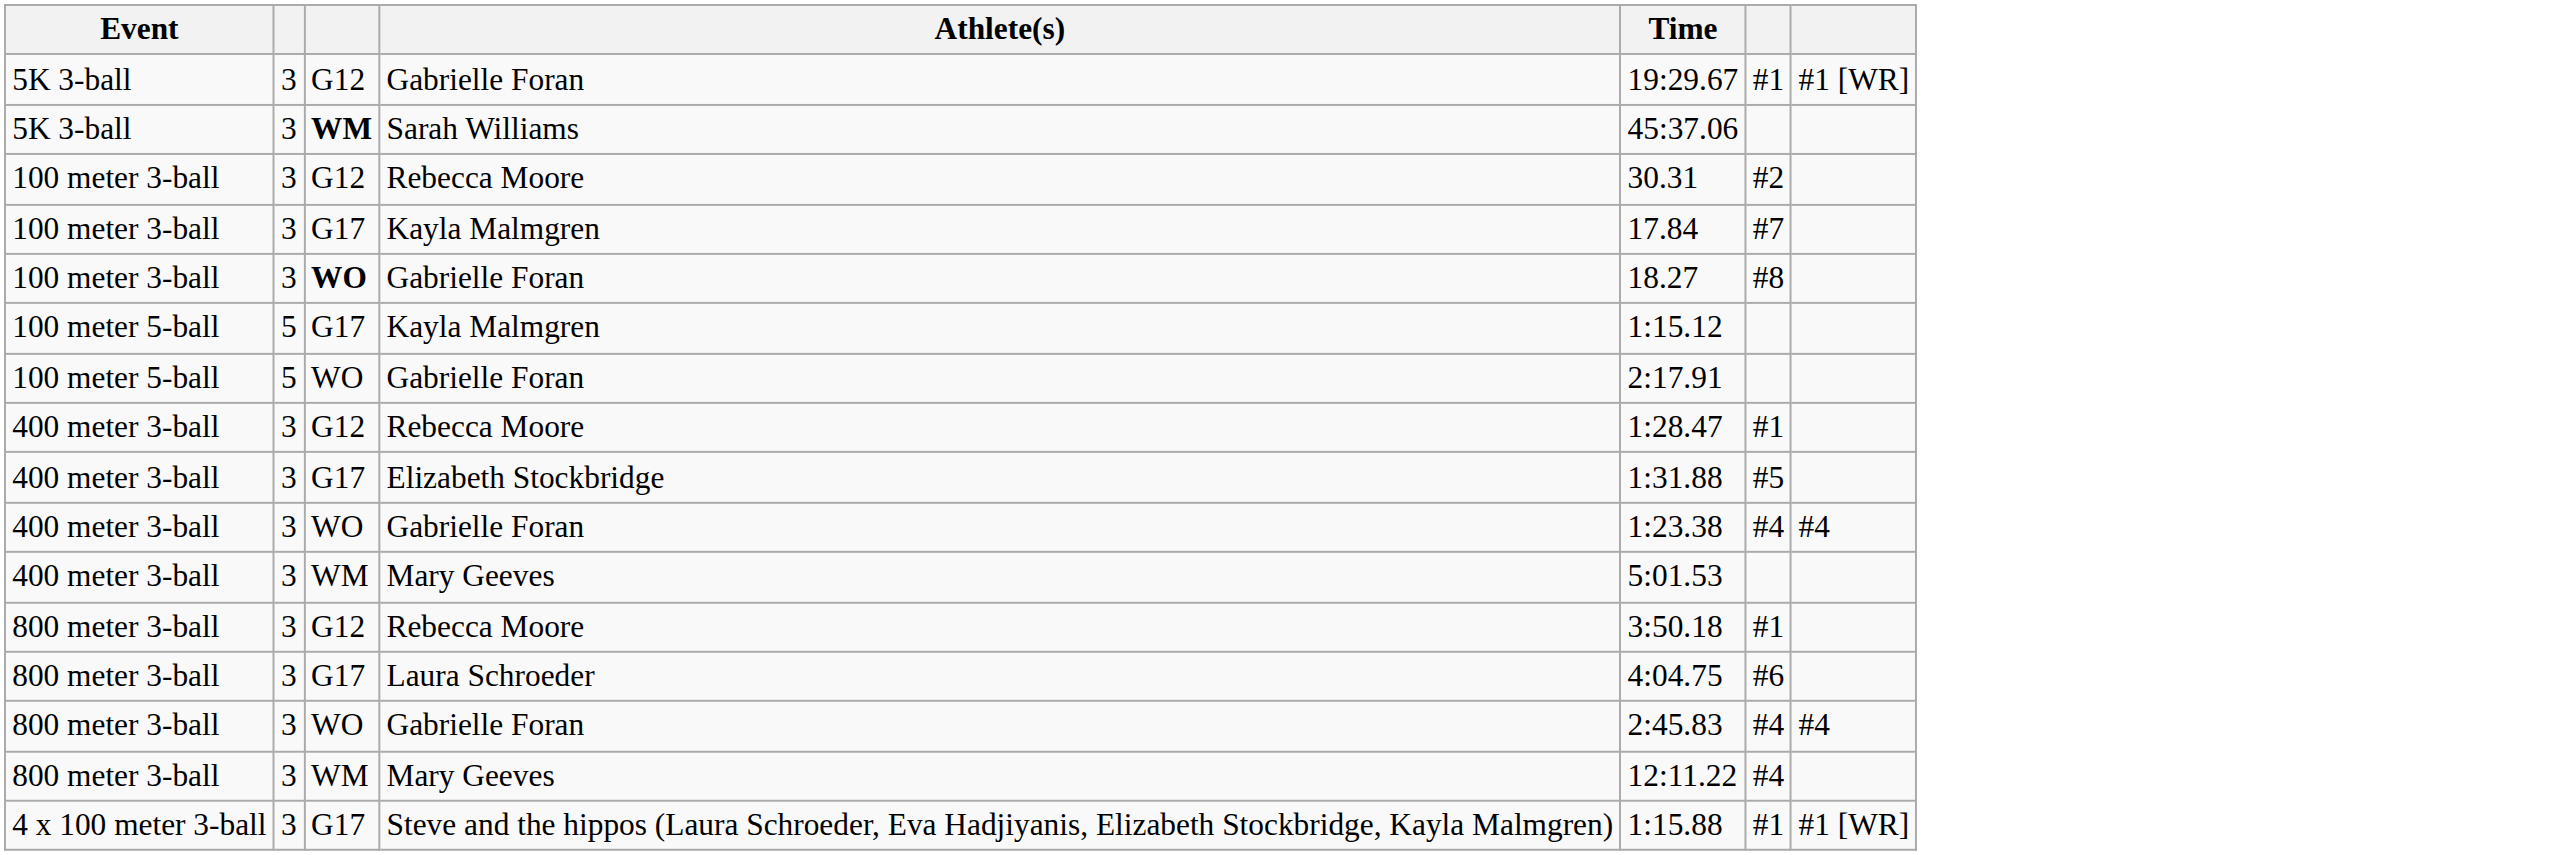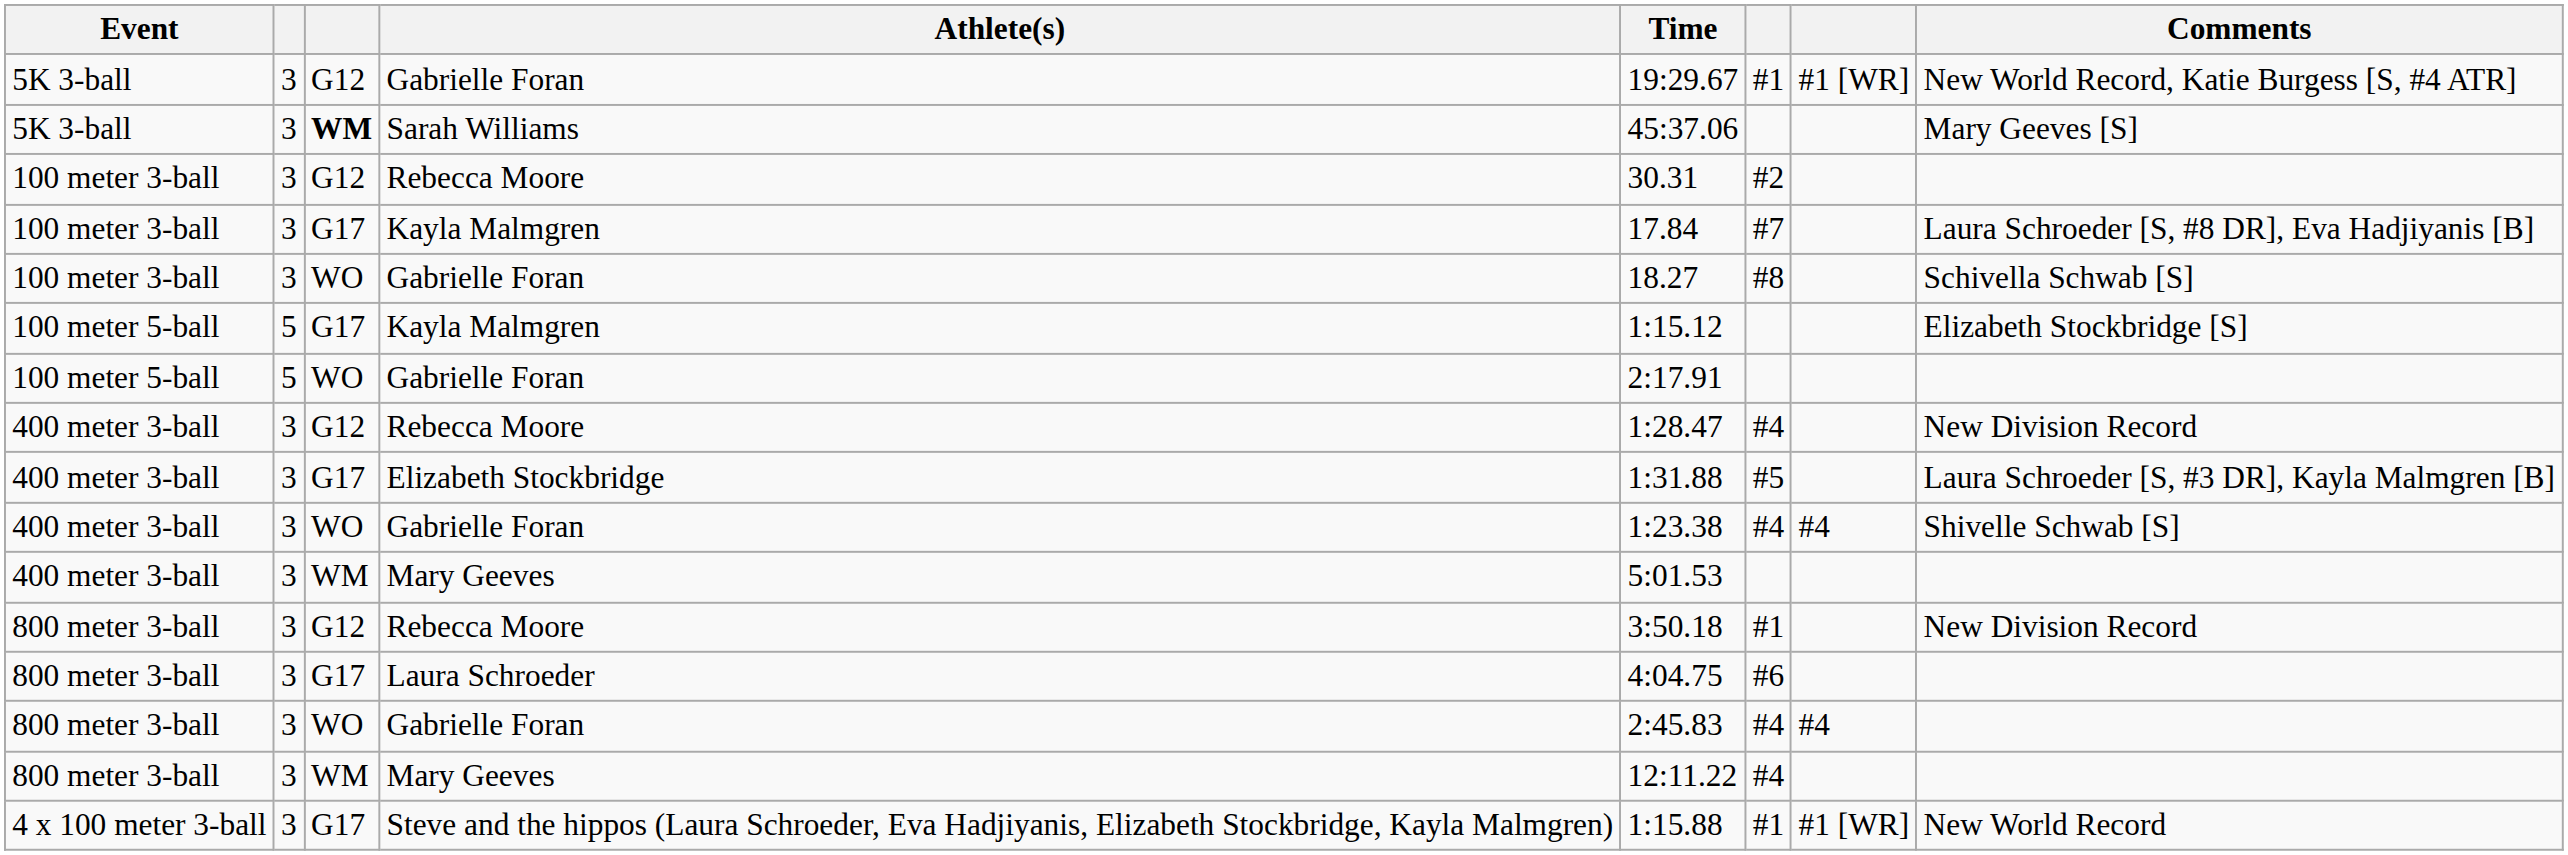+ column: (2239, 29)
(339, 278) bold -> (337, 278) normal
(1768, 427) #1 -> (1768, 427) #4
